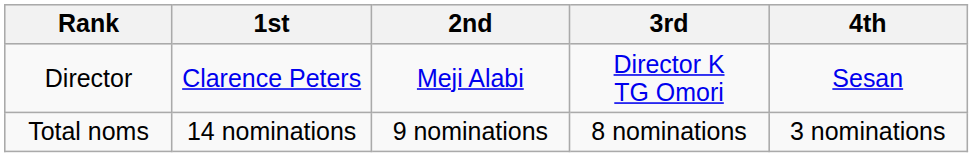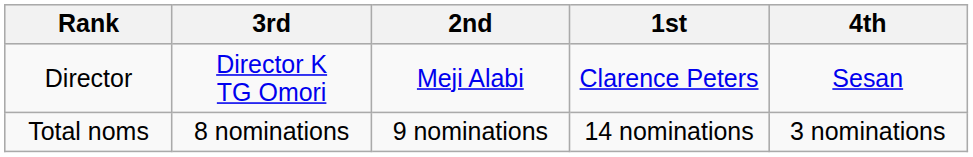columns swapped: (272, 24) <-> (669, 24)
